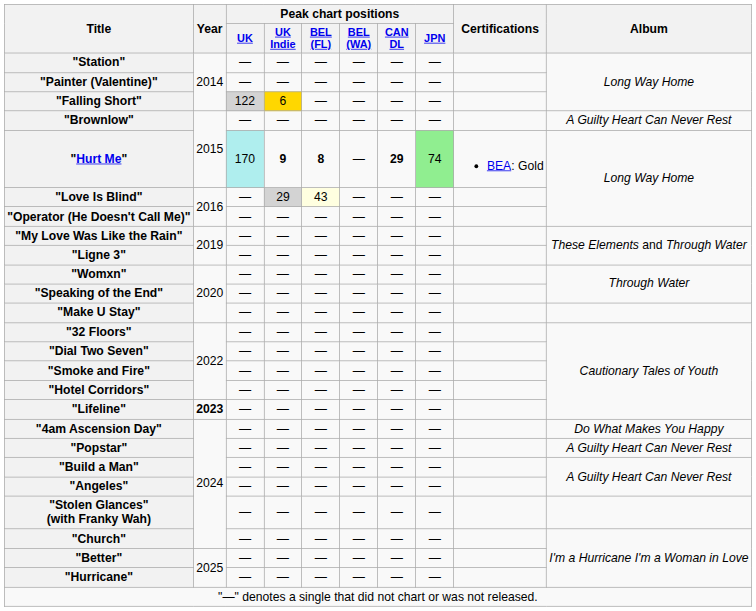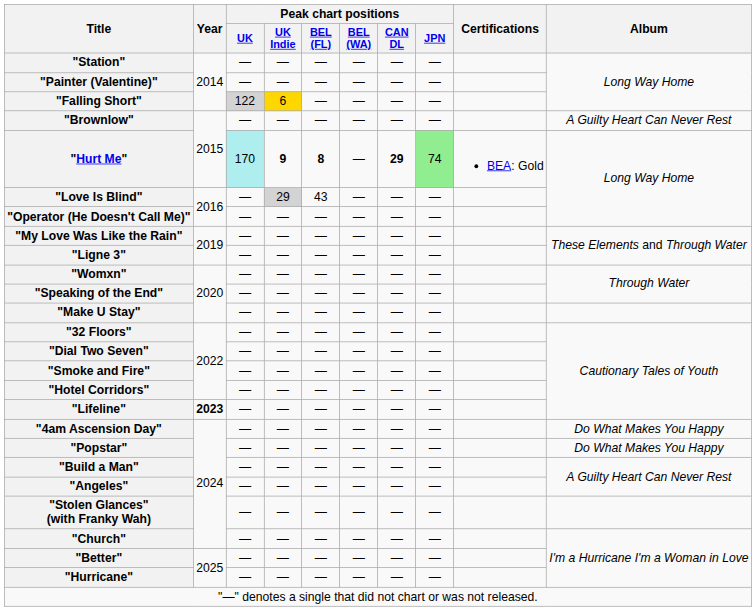(321, 197) lightyellow background -> (321, 197) no background
(649, 448) A Guilty Heart Can Never Rest -> (649, 448) Do What Makes You Happy
